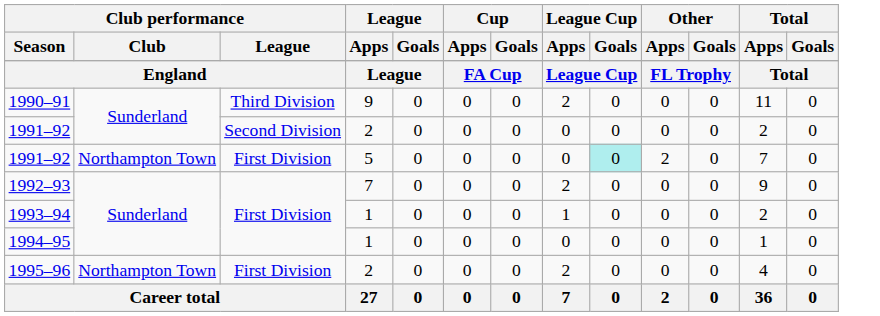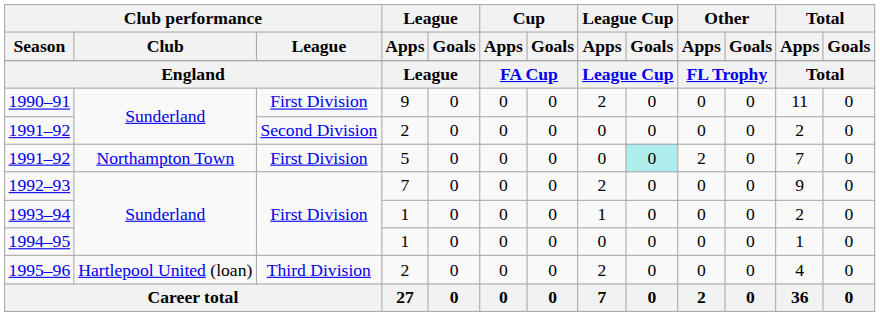(283, 102) Third Division -> (319, 102) First Division
(147, 269) Northampton Town -> (165, 269) Hartlepool United (loan)
(283, 269) First Division -> (319, 269) Third Division
